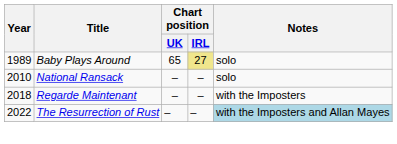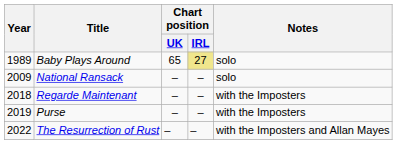(19, 78) 2010 -> (19, 78) 2009
+ row: (51, 113)
(303, 113) lightblue background -> (303, 130) no background
